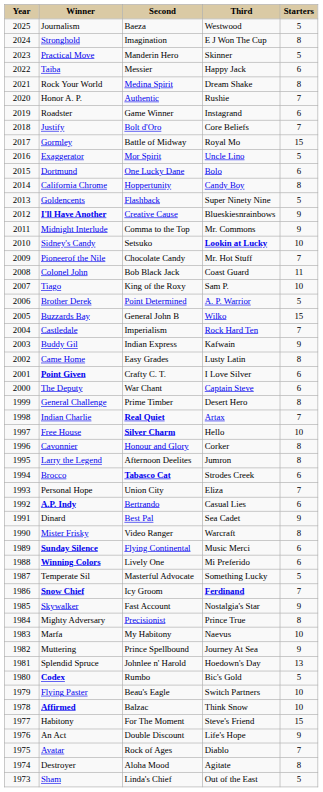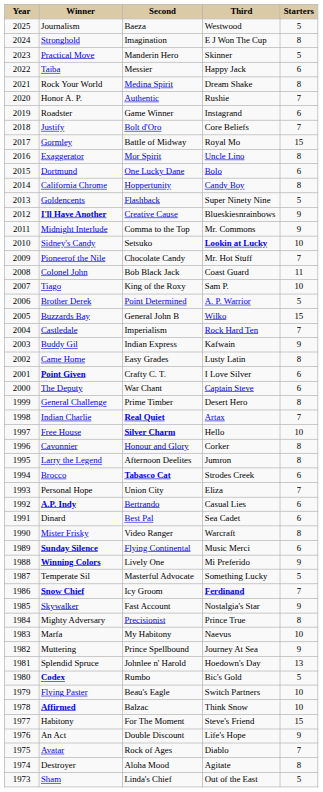(299, 157) 5 -> (299, 157) 8
(299, 519) 9 -> (299, 519) 6
(299, 562) 6 -> (299, 562) 9
